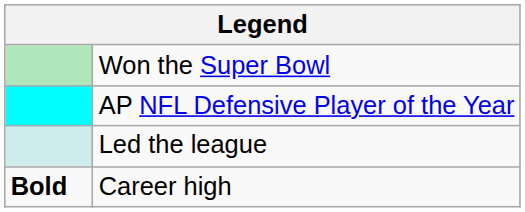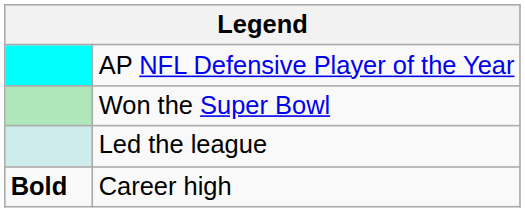rows swapped: (307, 105) <-> (214, 65)
